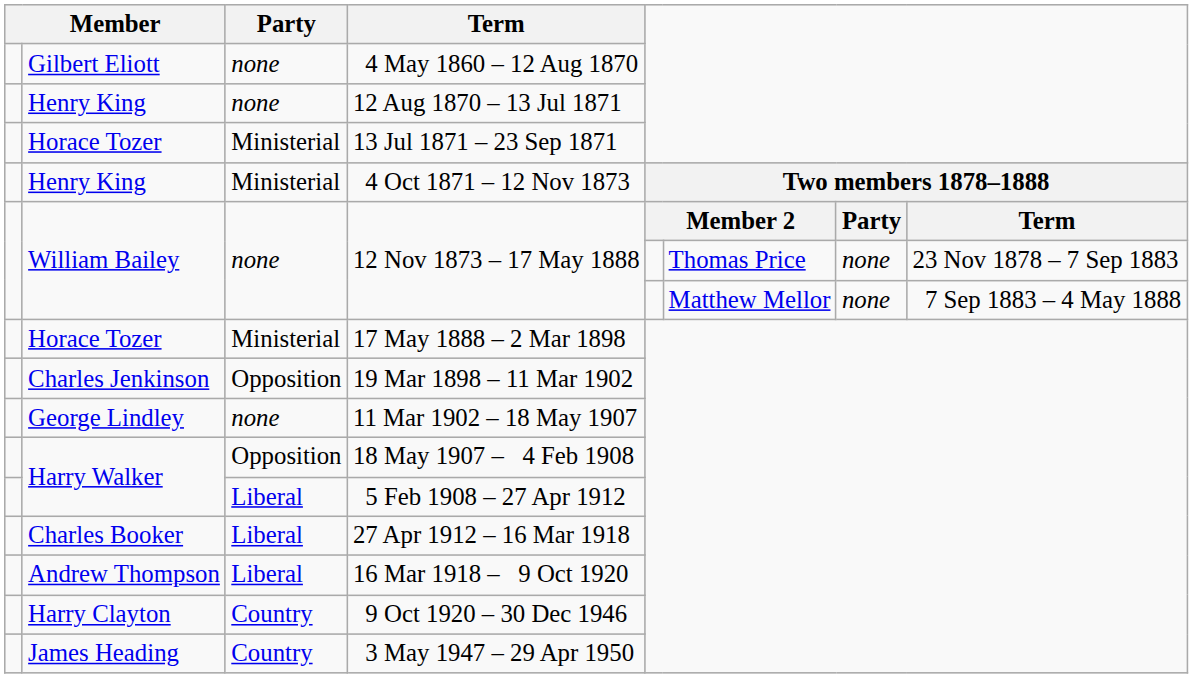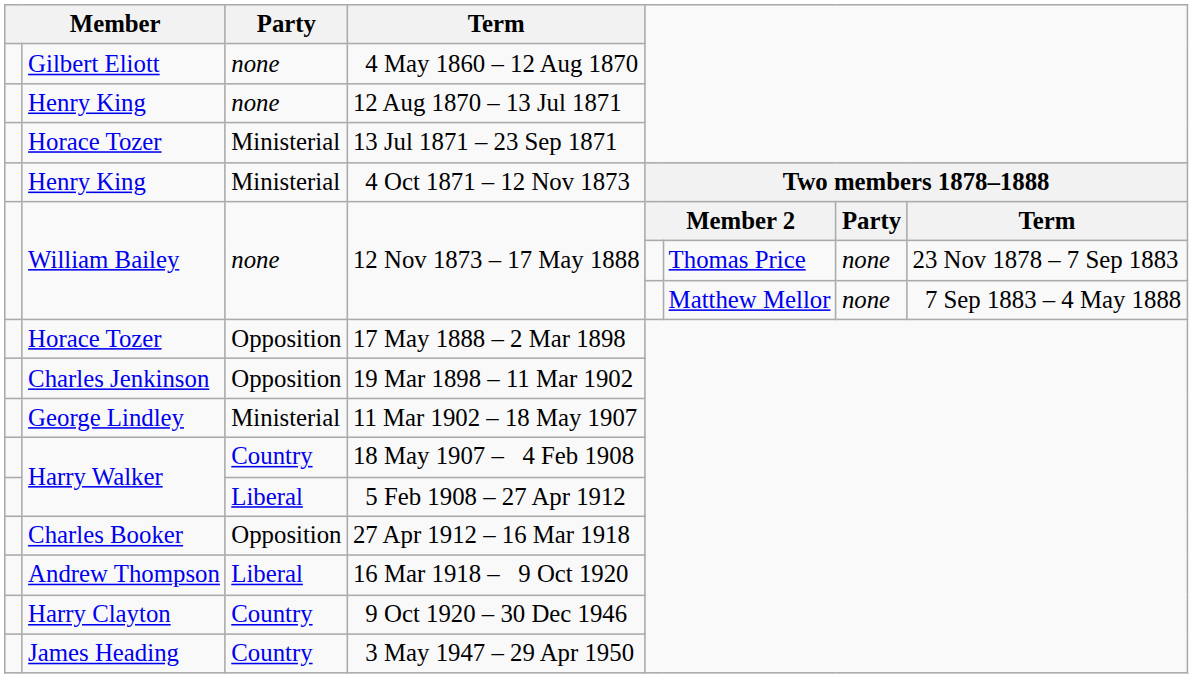(286, 338) Ministerial -> (286, 338) Opposition
(255, 417) none -> (286, 417) Ministerial
(286, 456) Opposition -> (272, 456) Country
(267, 535) Liberal -> (286, 535) Opposition
